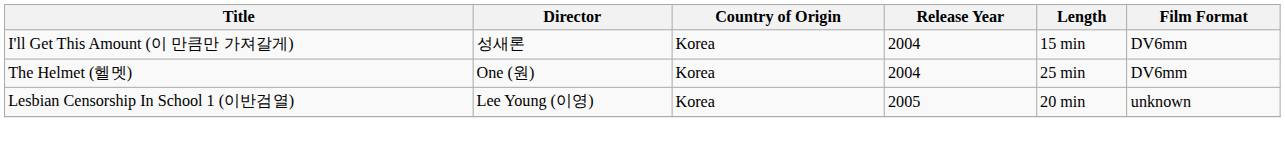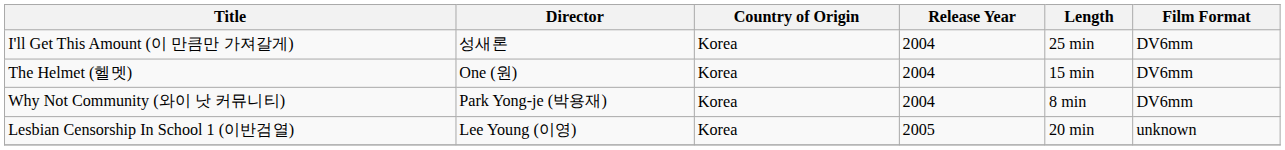(1063, 44) 15 min -> (1072, 44) 25 min
(1063, 73) 25 min -> (1072, 73) 15 min
+ row: (147, 101)
